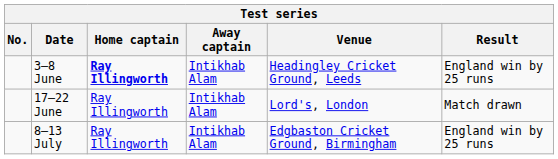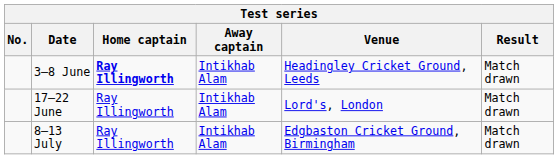(494, 72) England win by 25 runs -> (502, 72) Match drawn
(494, 138) England win by 25 runs -> (502, 138) Match drawn
